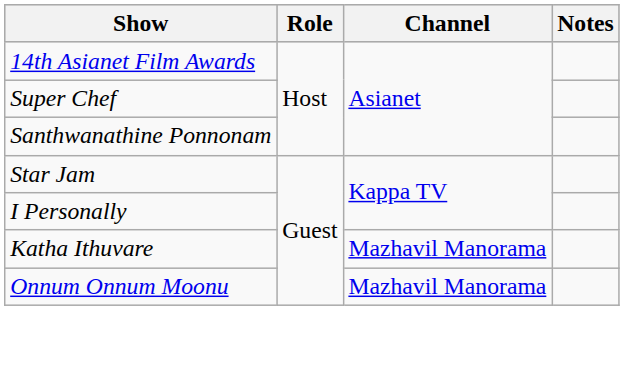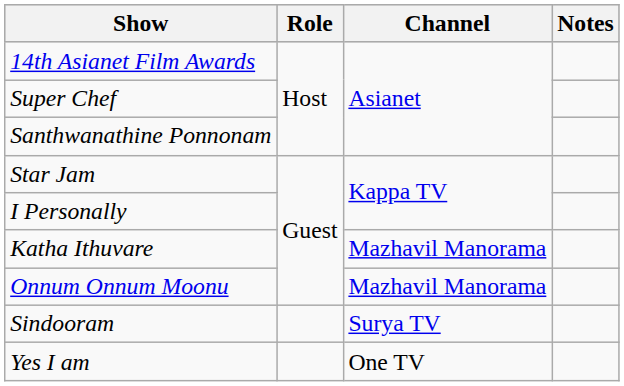+ row: (62, 323)
+ row: (50, 361)
